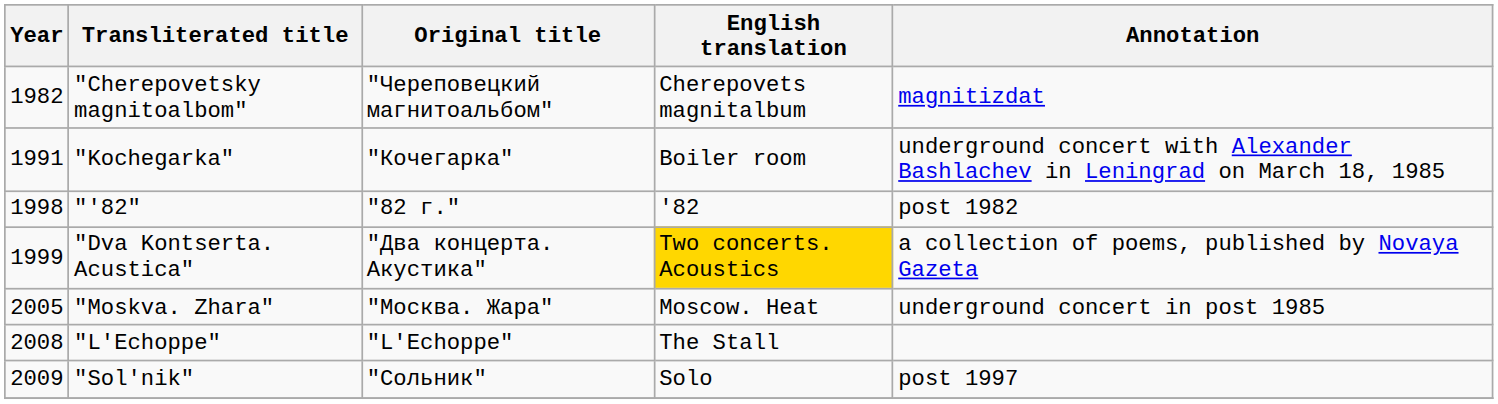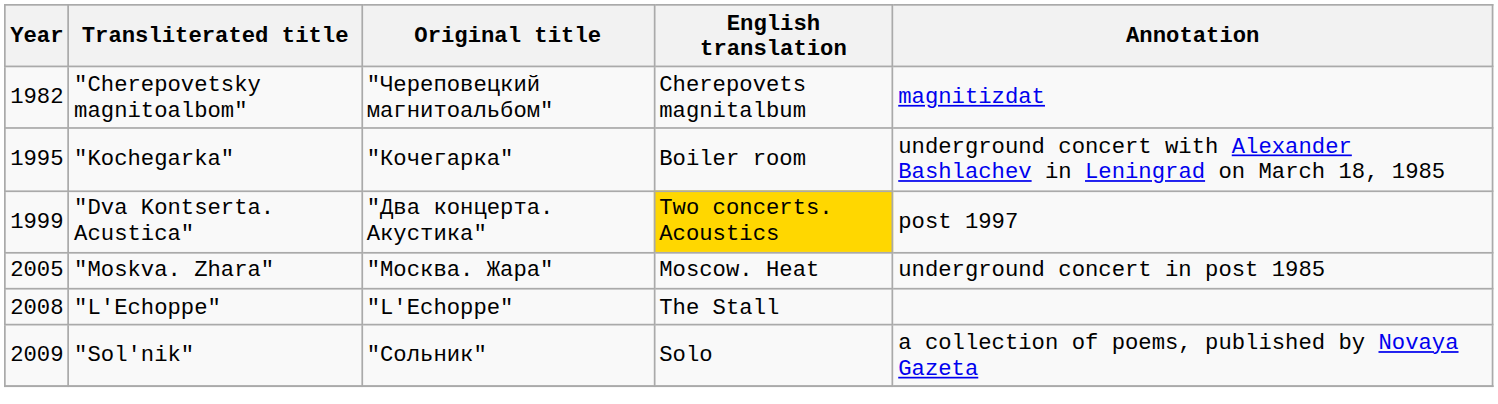(37, 160) 1991 -> (37, 160) 1995
- row: (107, 209)
(1178, 258) a collection of poems, published by Novaya Gazeta -> (958, 221) post 1997
(958, 379) post 1997 -> (1178, 356) a collection of poems, published by Novaya Gazeta
